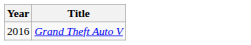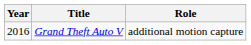+ column: (186, 13)
